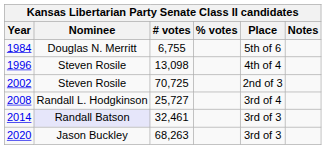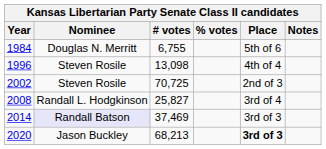(172, 100) 25,727 -> (172, 100) 25,827
(172, 118) 32,461 -> (172, 118) 37,469
(172, 135) 68,263 -> (172, 135) 68,213
(263, 135) normal -> (263, 135) bold
